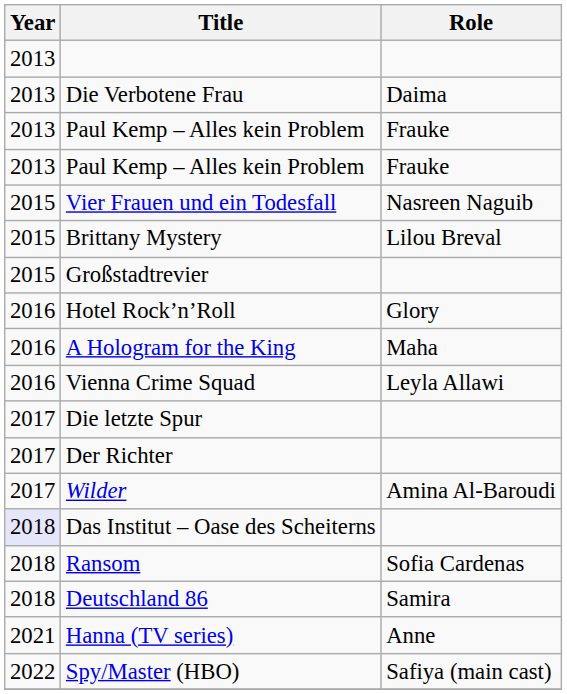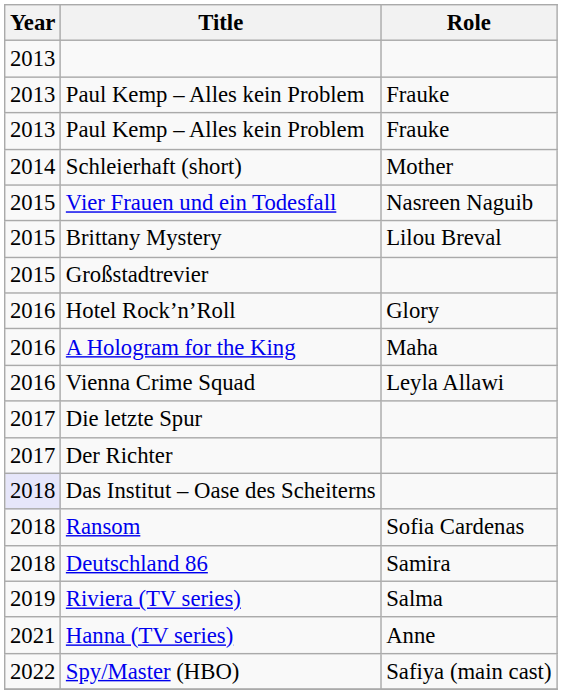- row: (155, 94)
+ row: (154, 166)
- row: (96, 490)
+ row: (153, 599)
